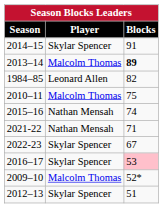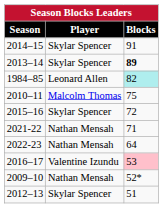(85, 62) Malcolm Thomas -> (80, 62) Skylar Spencer
(131, 79) no background -> (131, 79) paleturquoise background
(81, 112) Nathan Mensah -> (80, 112) Skylar Spencer
(131, 112) 74 -> (131, 112) 72
(80, 145) Skylar Spencer -> (81, 145) Nathan Mensah
(131, 145) 67 -> (131, 145) 64
(80, 161) Skylar Spencer -> (83, 161) Valentine Izundu
(85, 178) Malcolm Thomas -> (81, 178) Nathan Mensah
